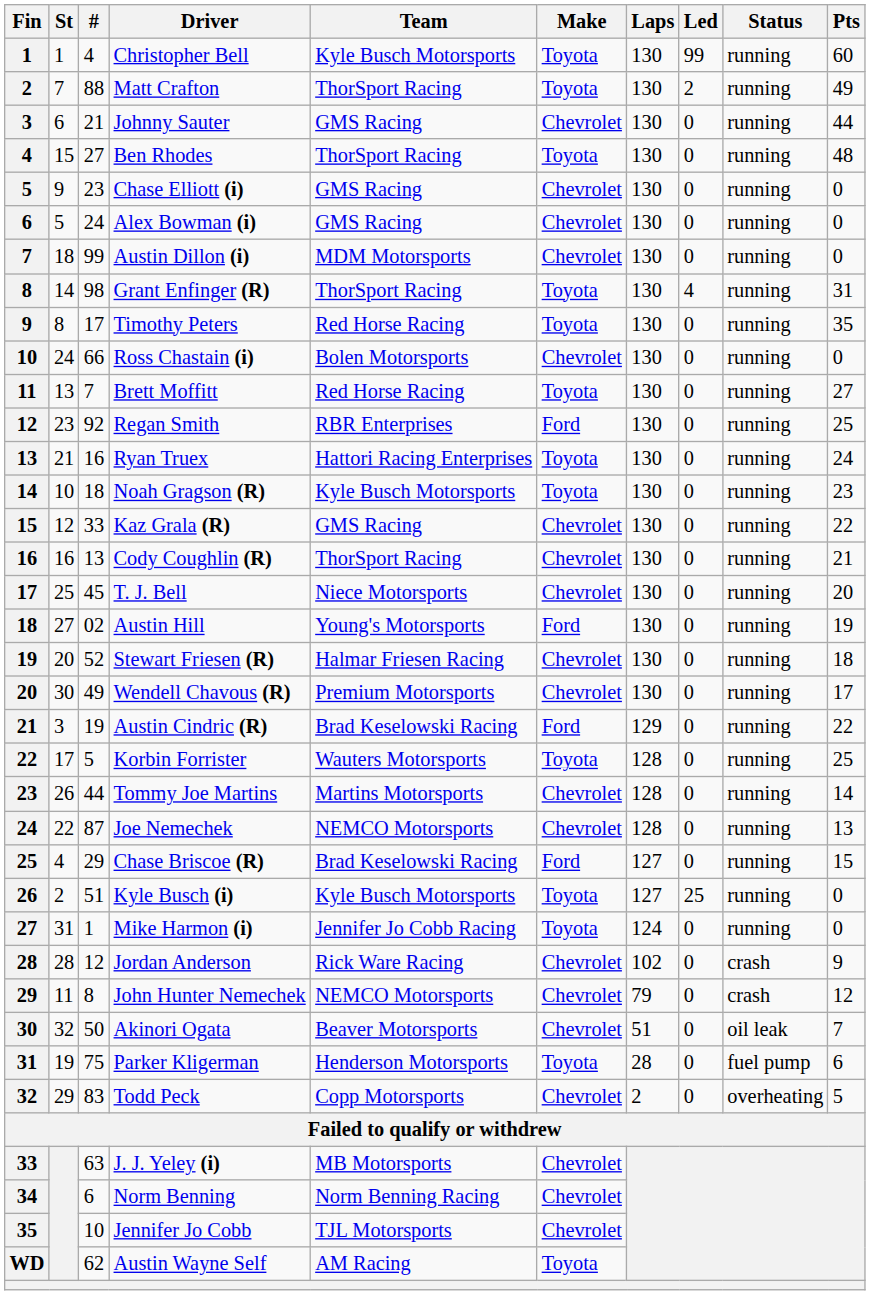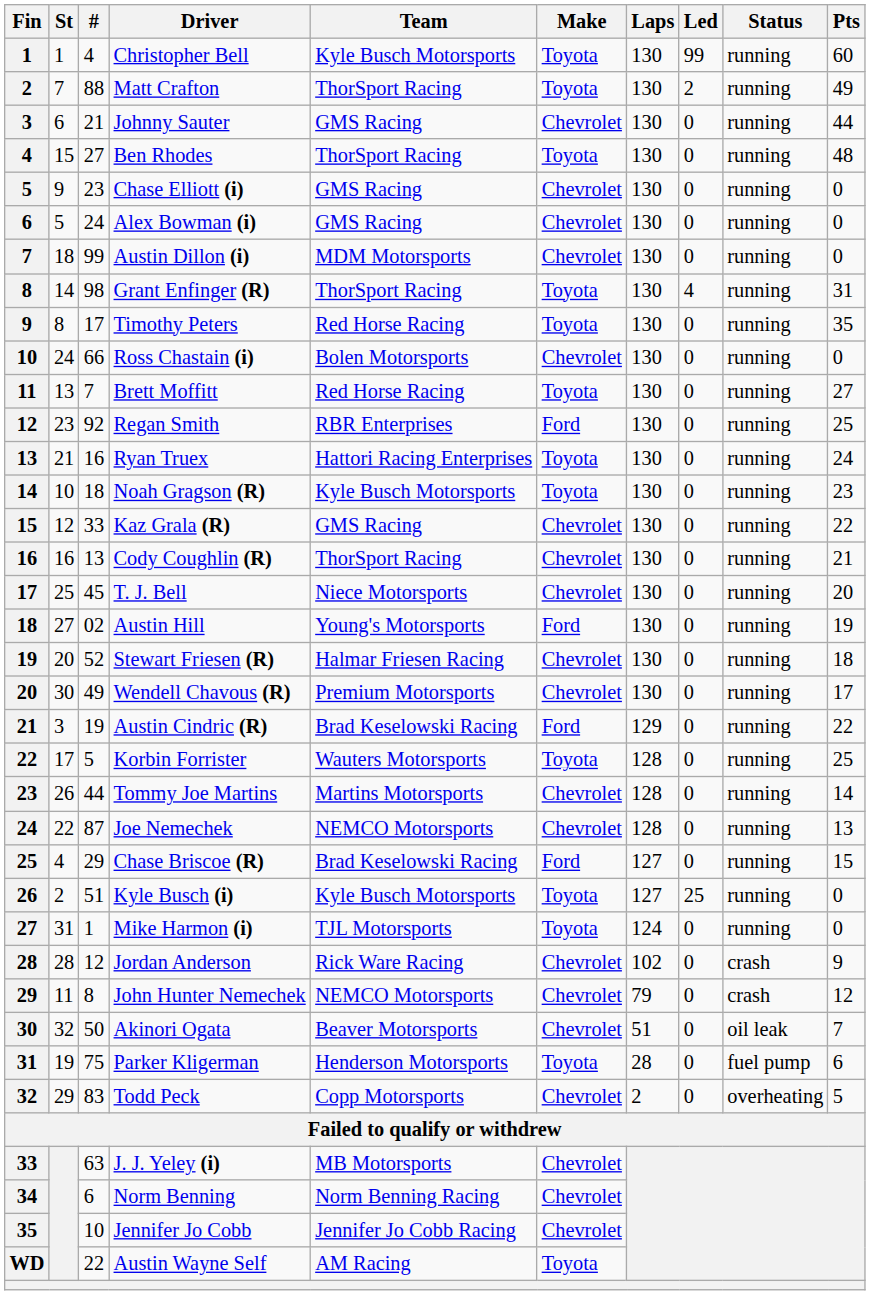(416, 928) Jennifer Jo Cobb Racing -> (383, 928) TJL Motorsports
(383, 1230) TJL Motorsports -> (416, 1230) Jennifer Jo Cobb Racing
(94, 1264) 62 -> (94, 1264) 22
